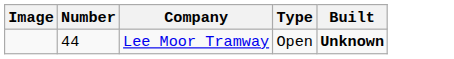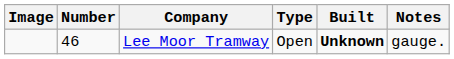+ column: (419, 17)
(70, 42) 44 -> (70, 42) 46
